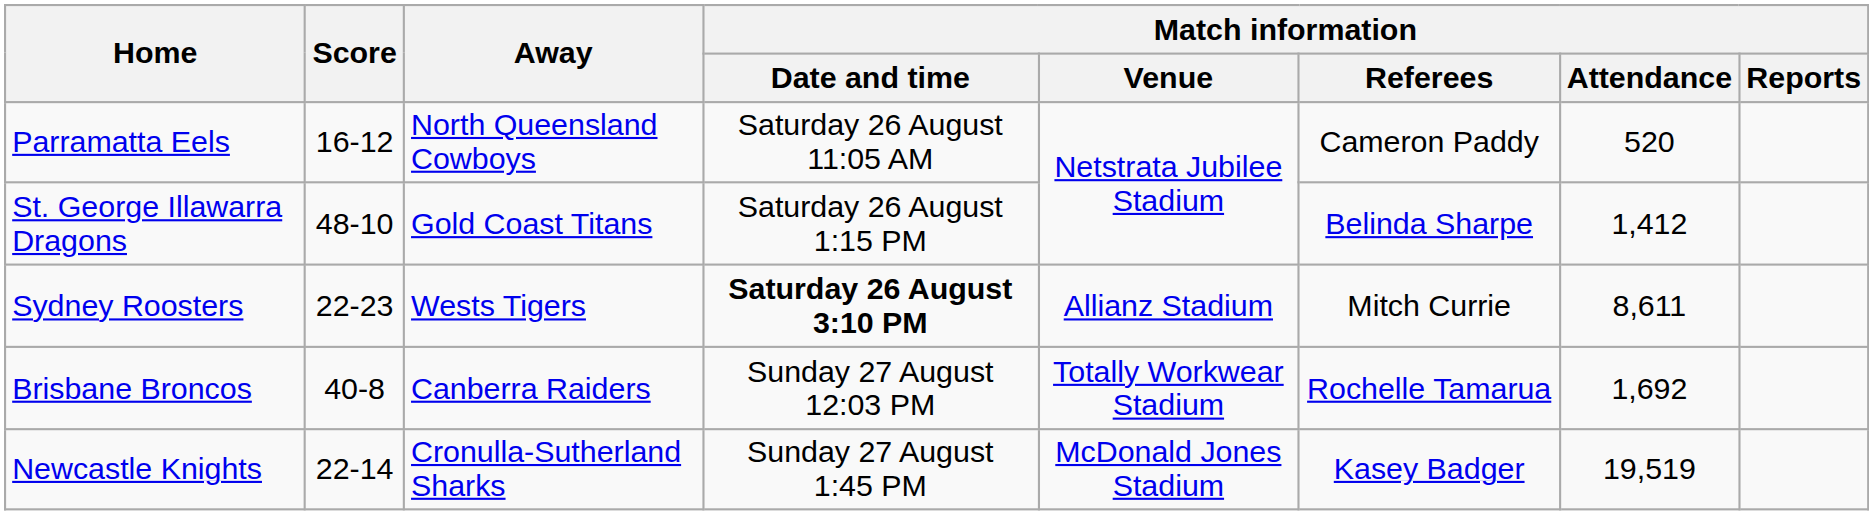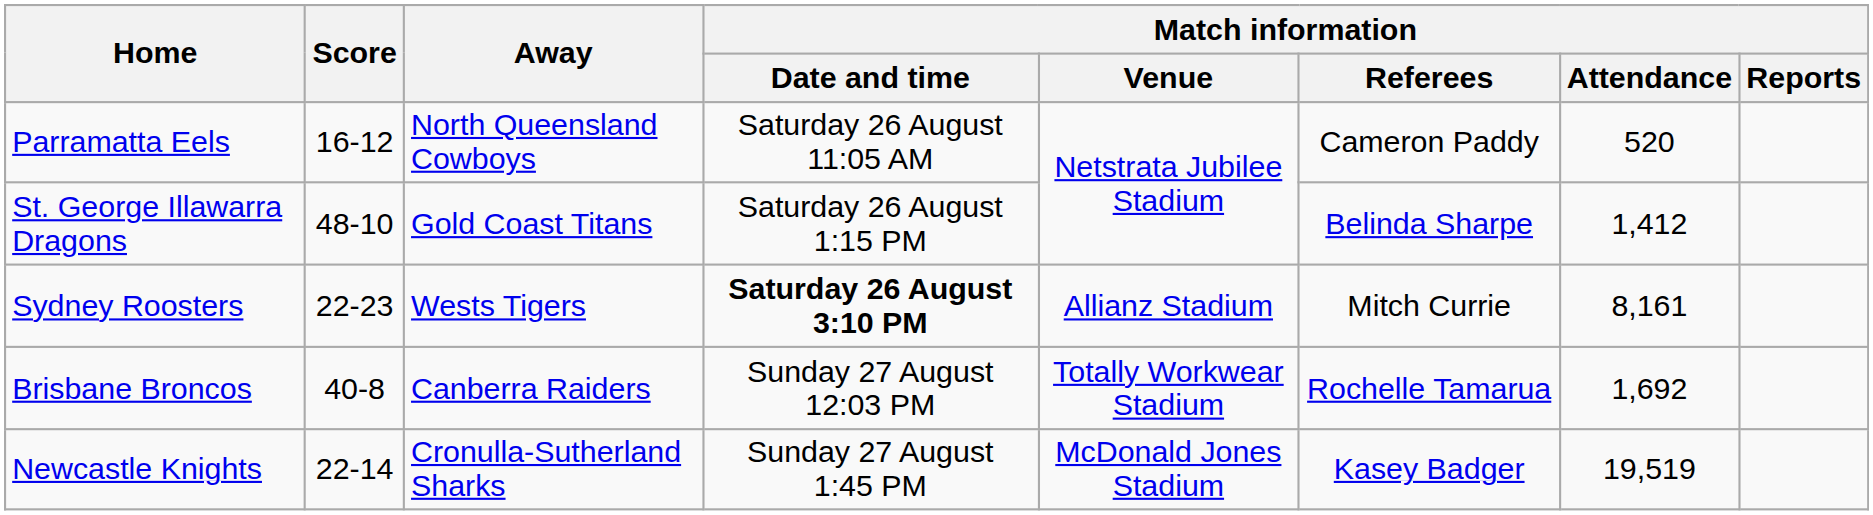(1649, 306) 8,611 -> (1649, 306) 8,161
